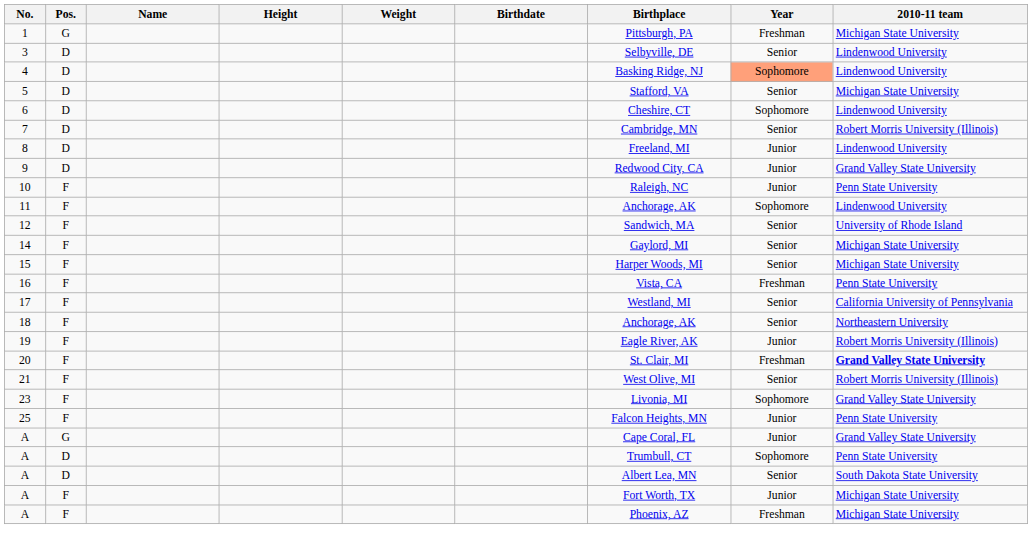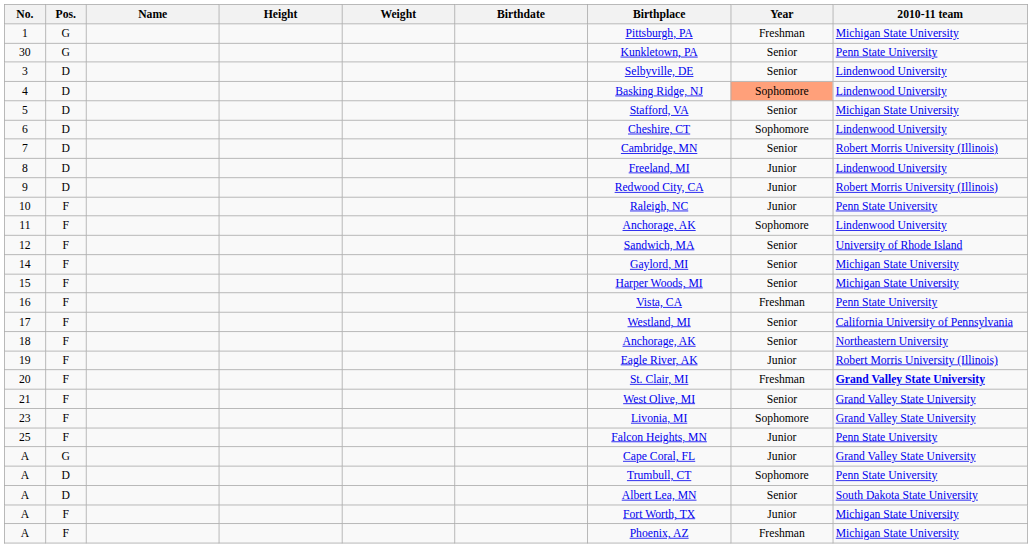+ row: (25, 52)
(906, 168) Grand Valley State University -> (917, 187) Robert Morris University (Illinois)
(917, 380) Robert Morris University (Illinois) -> (906, 399) Grand Valley State University
